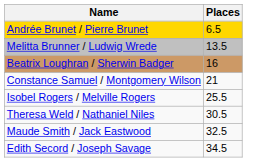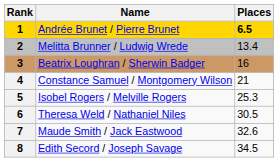+ column: (20, 13)
(213, 30) normal -> (245, 30) bold
(216, 47) 13.5 -> (248, 47) 13.4
(216, 98) 25.5 -> (248, 98) 25.3
(216, 132) 32.5 -> (248, 132) 32.6
